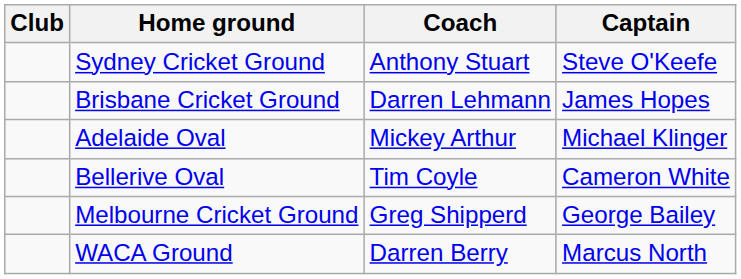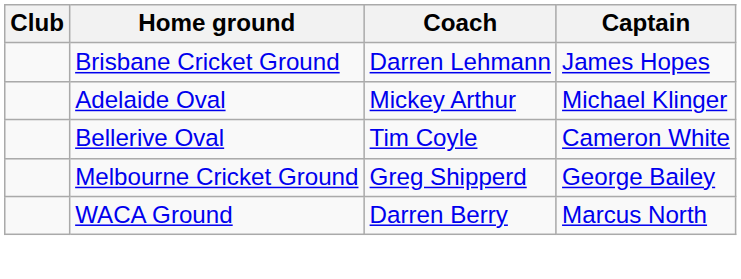- row: (200, 61)
